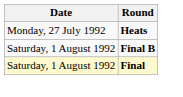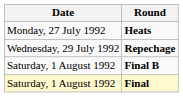+ row: (150, 48)
